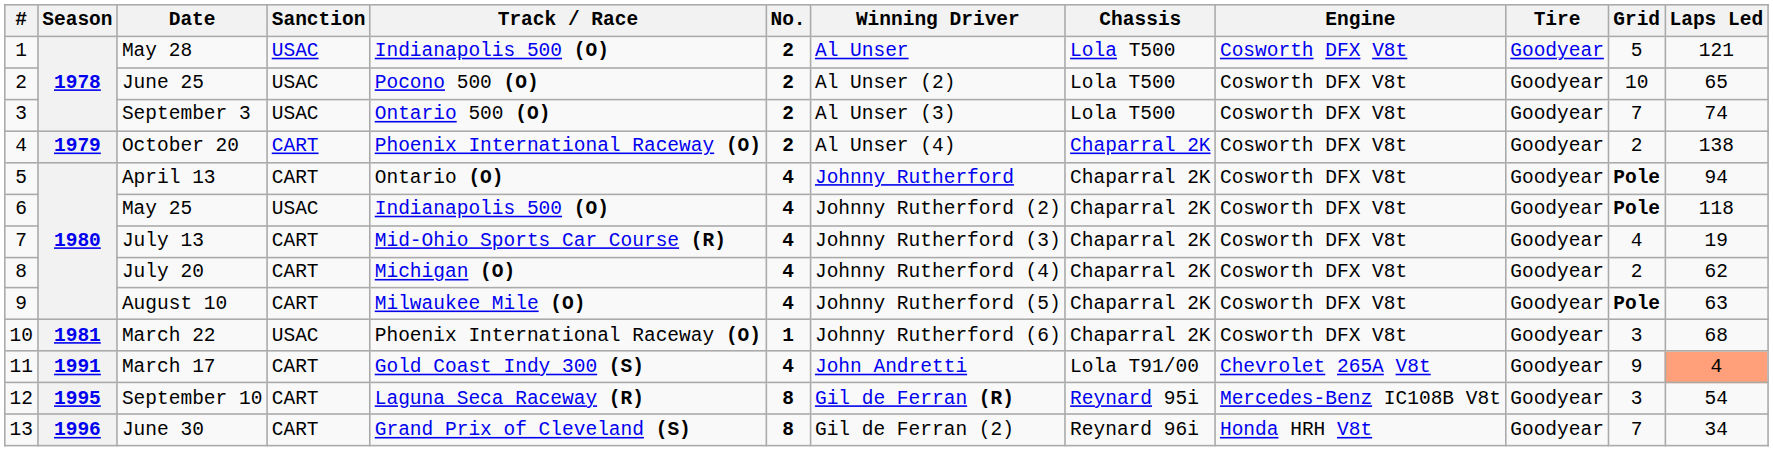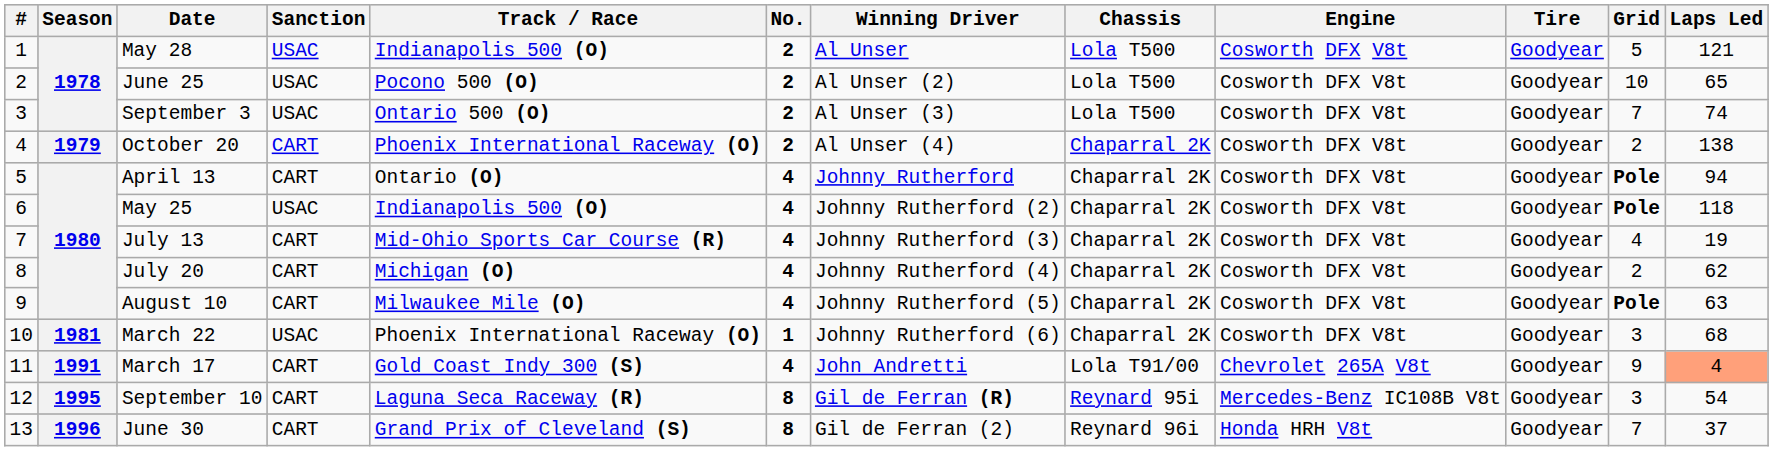(1716, 430) 34 -> (1716, 430) 37
